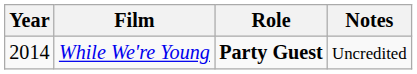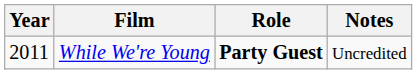(29, 52) 2014 -> (29, 52) 2011
